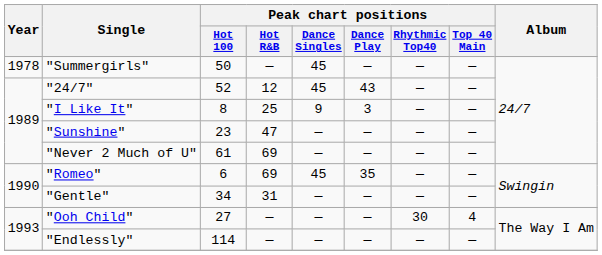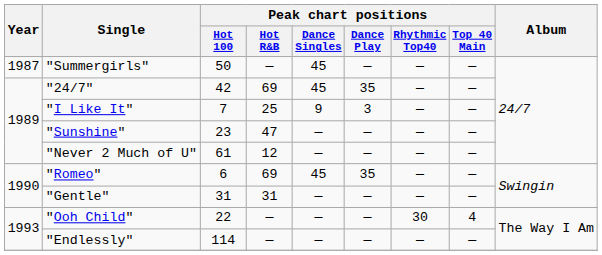(24, 67) 1978 -> (24, 67) 1987
(223, 88) 52 -> (223, 88) 42
(269, 88) 12 -> (269, 88) 69
(368, 88) 43 -> (368, 88) 35
(223, 110) 8 -> (223, 110) 7
(269, 153) 69 -> (269, 153) 12
(223, 196) 34 -> (223, 196) 31
(223, 218) 27 -> (223, 218) 22
